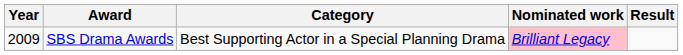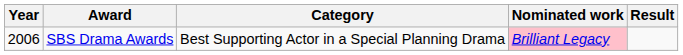(24, 38) 2009 -> (24, 38) 2006
